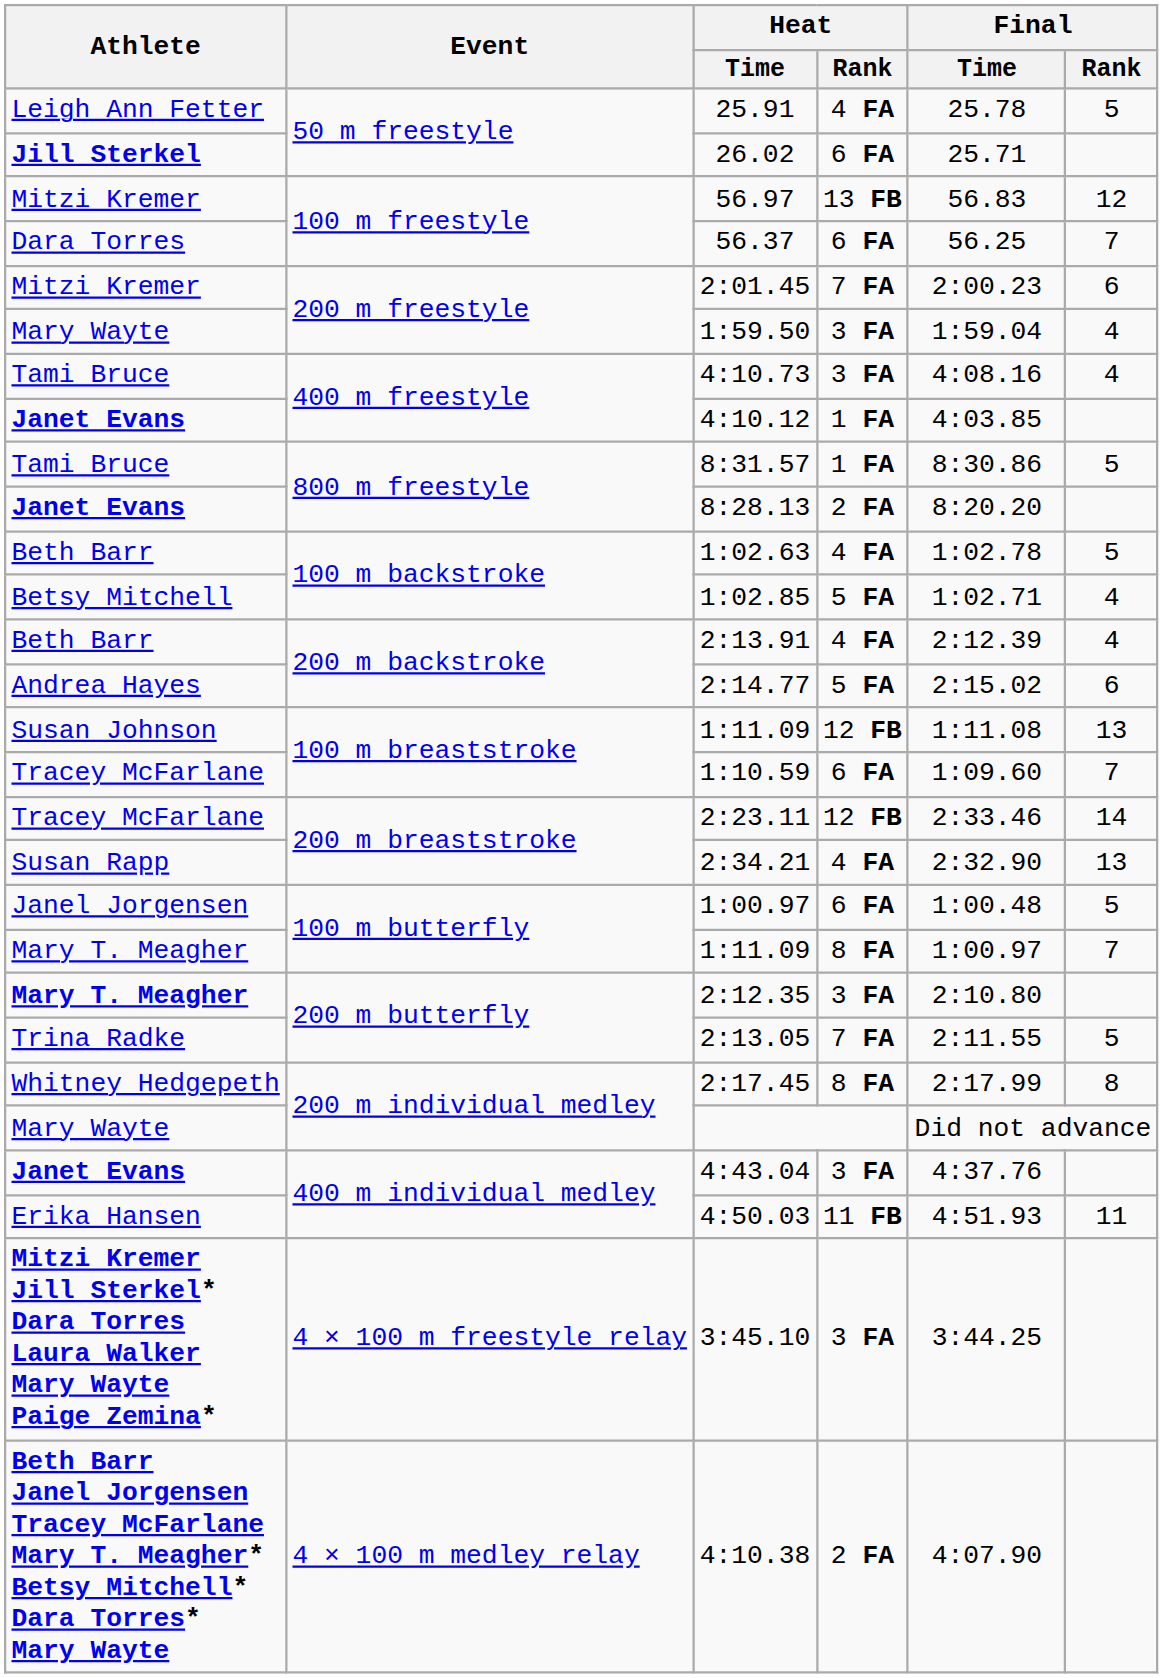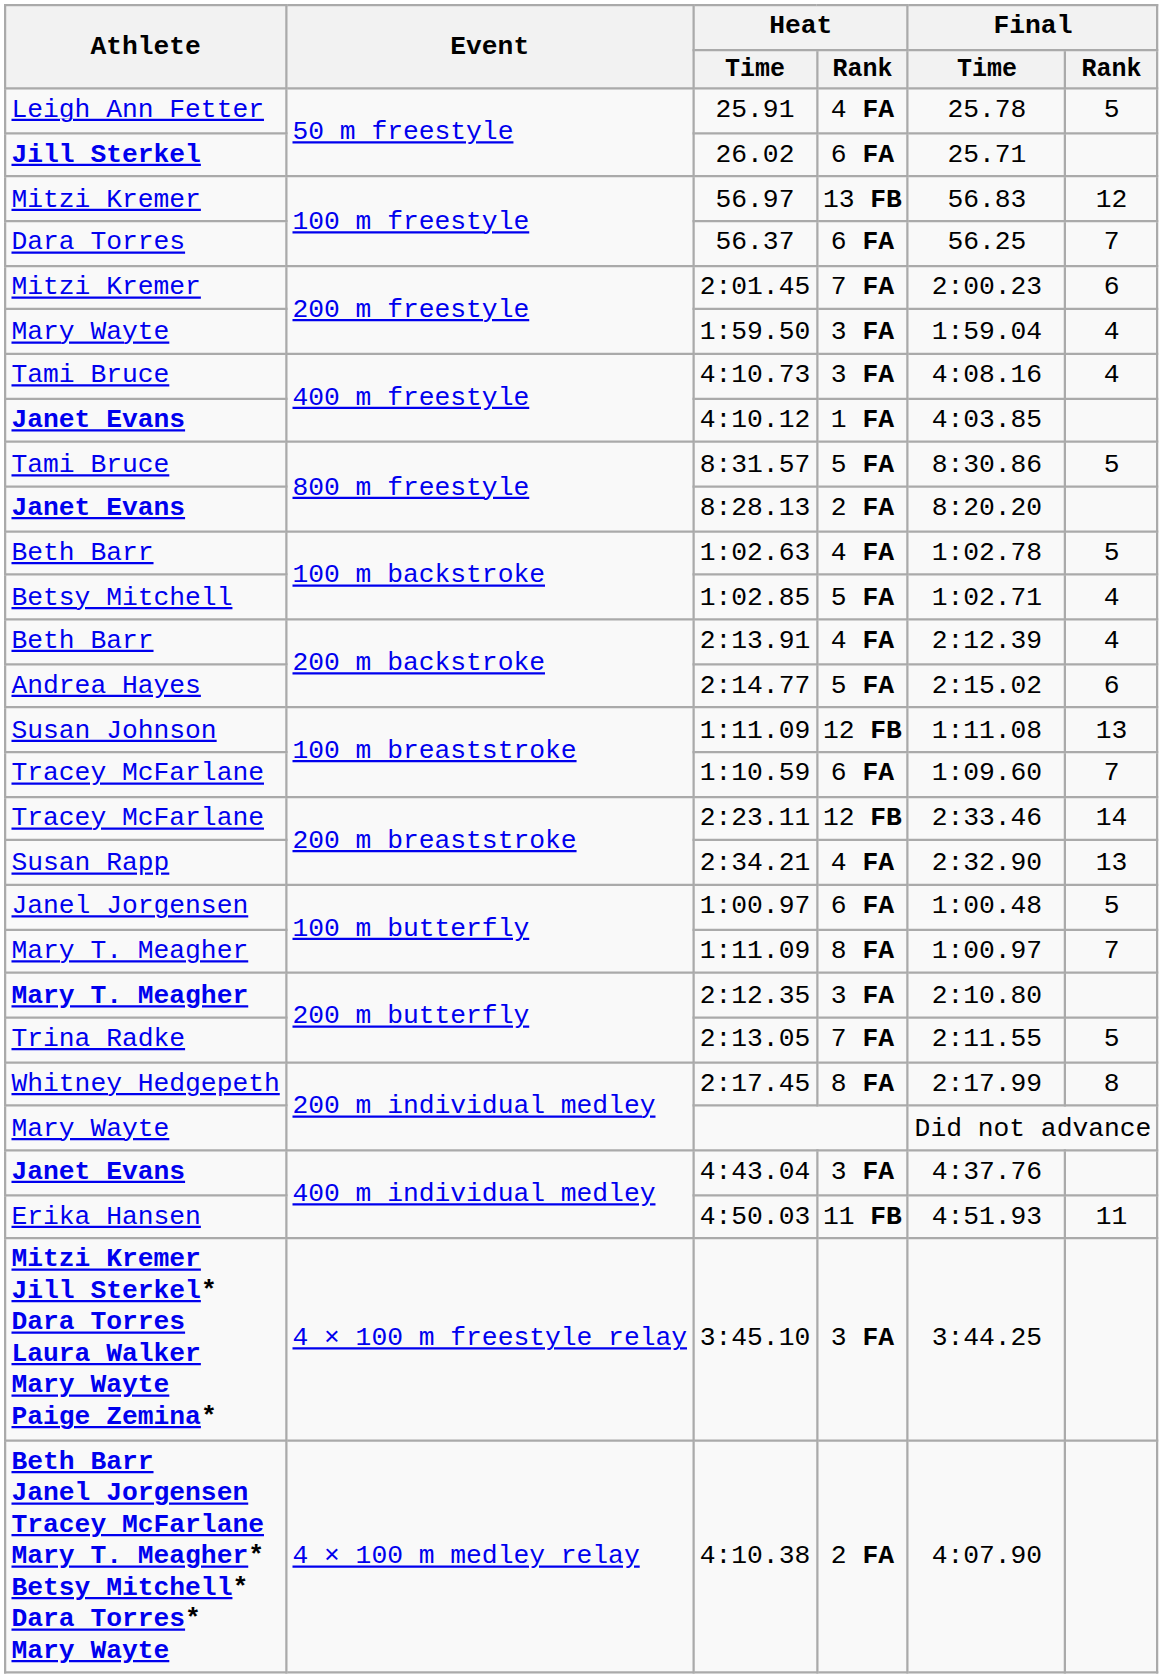(862, 464) 1 FA -> (862, 464) 5 FA
